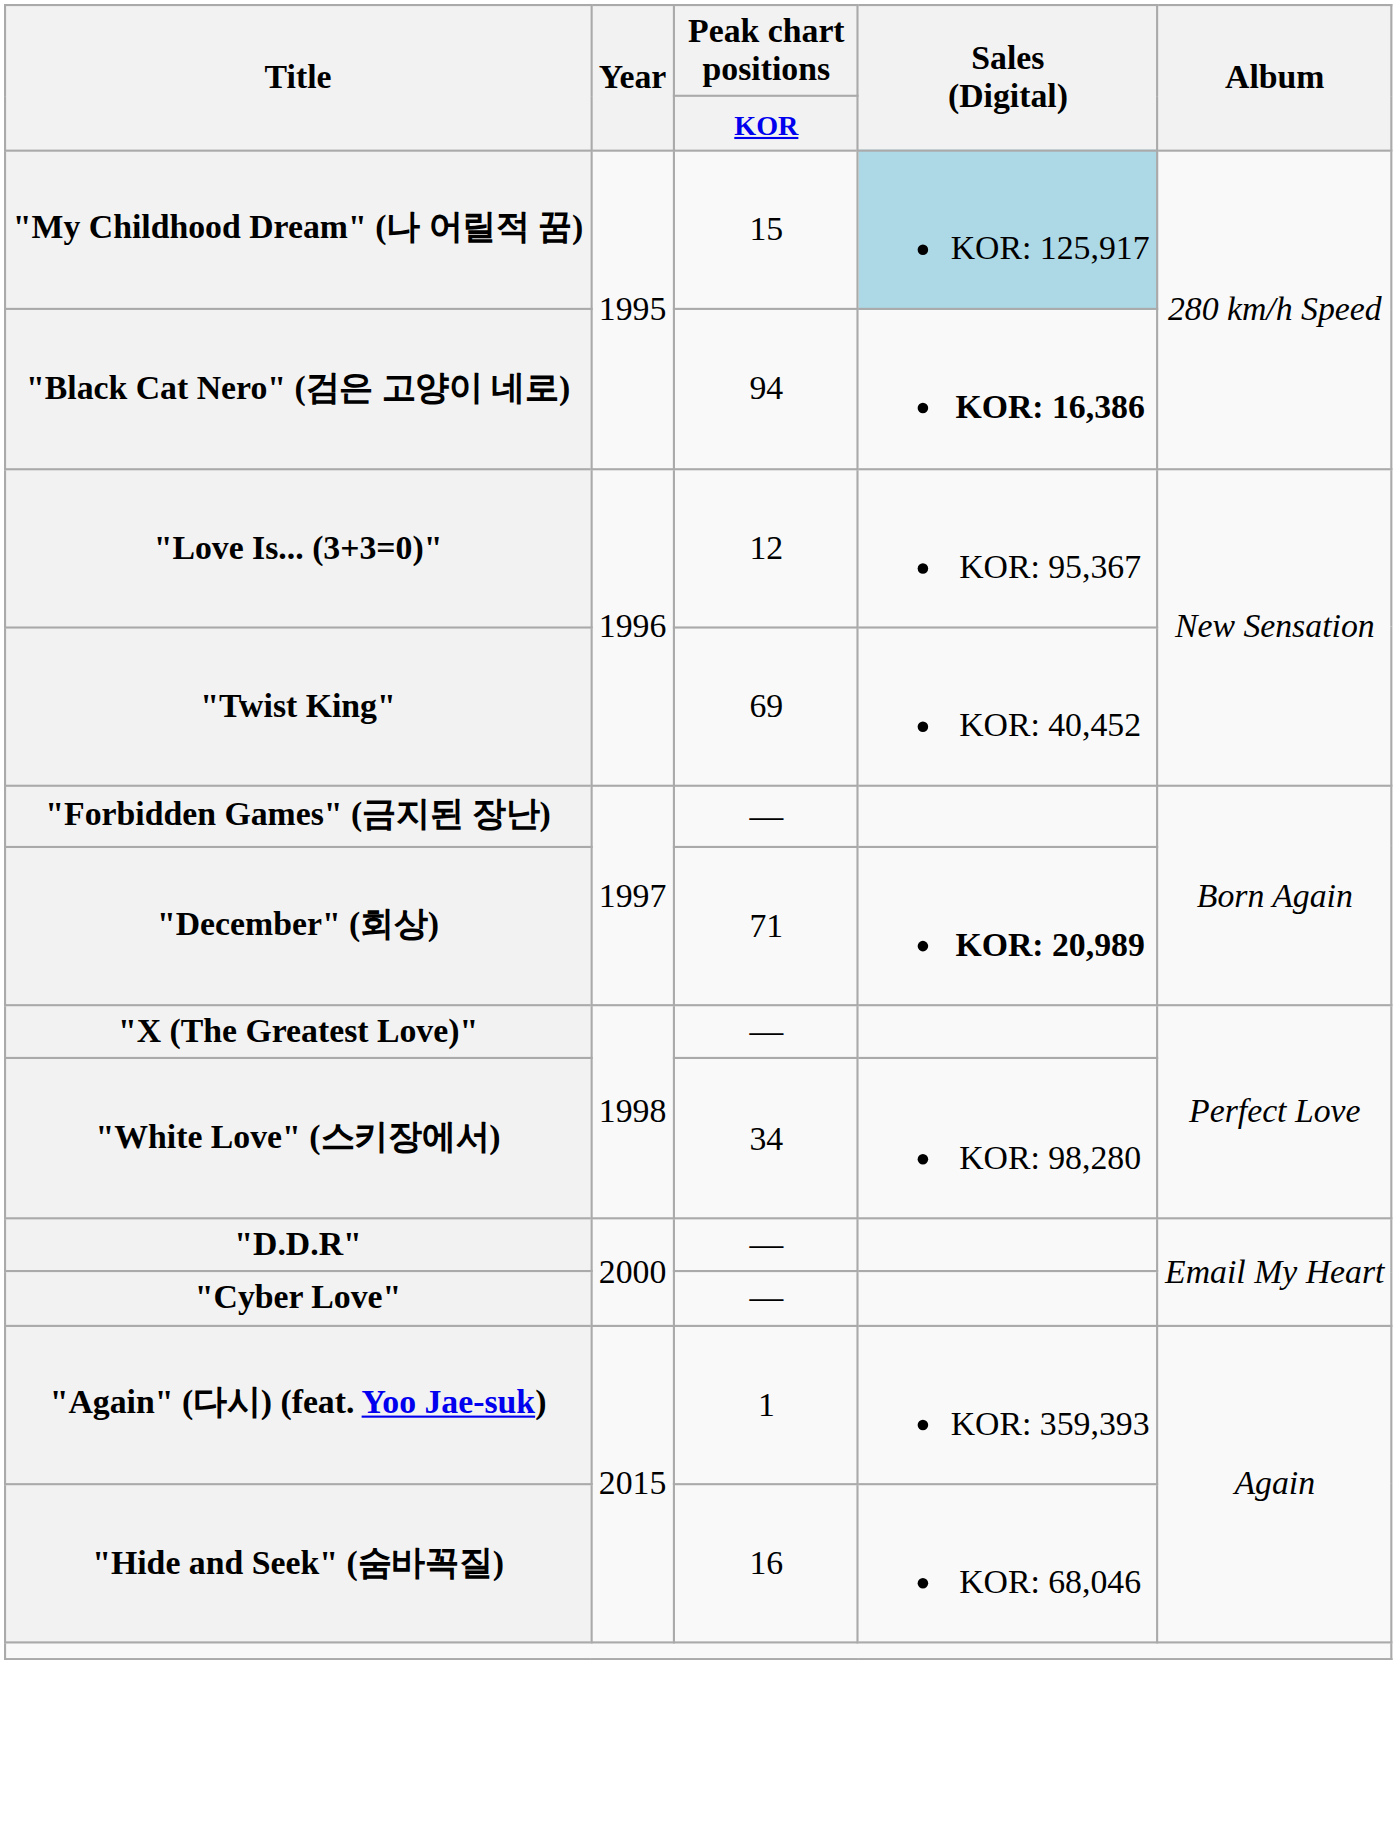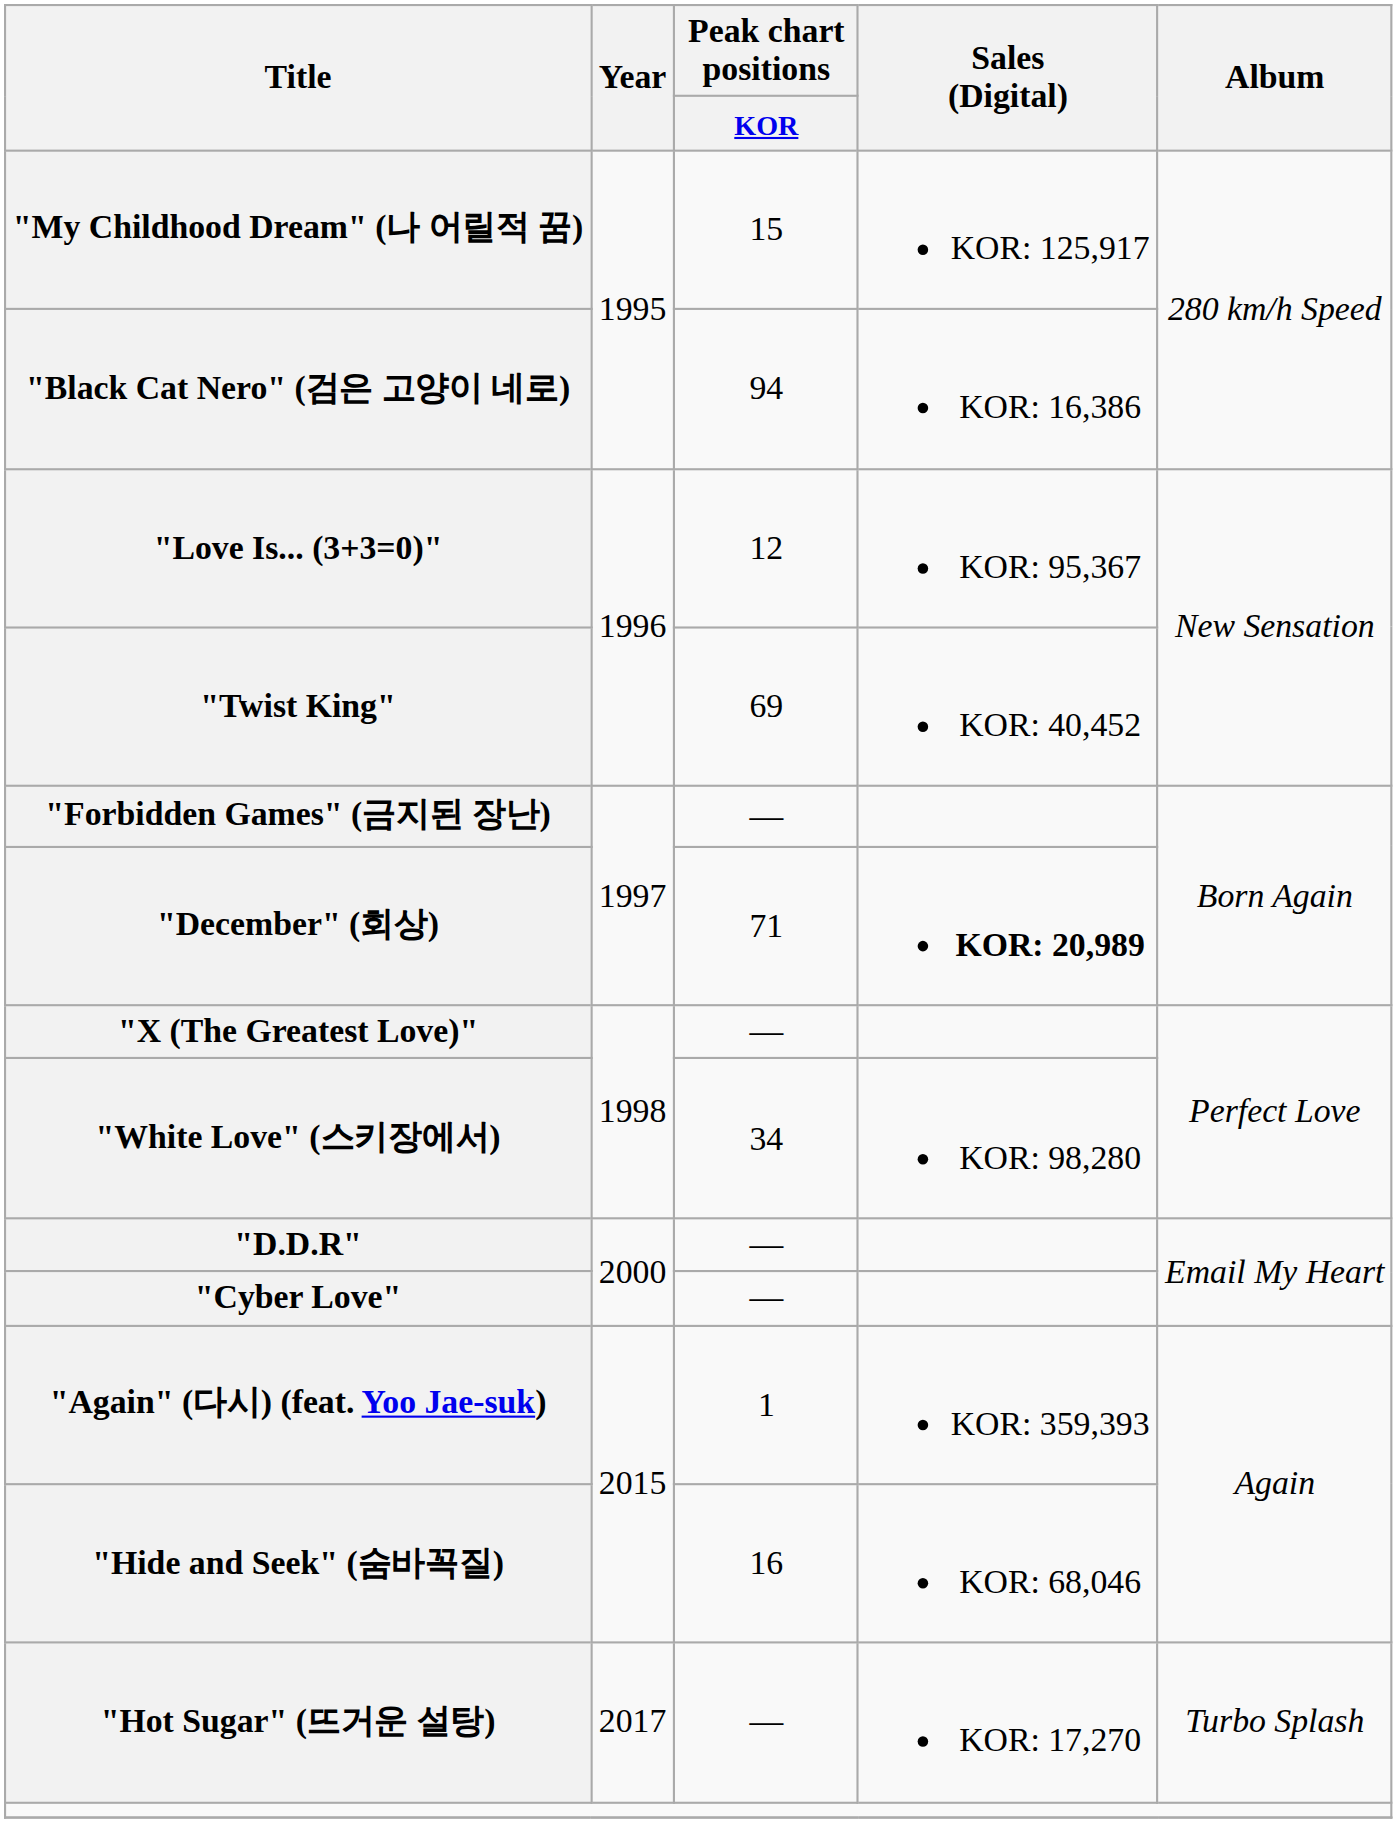(1008, 249) lightblue background -> (1008, 249) no background
(1008, 408) bold -> (1008, 408) normal
+ row: (298, 1720)
